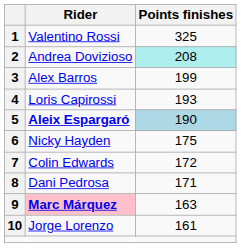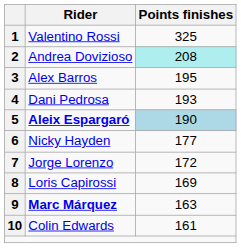(186, 78) 199 -> (186, 78) 195
(72, 99) Loris Capirossi -> (69, 99) Dani Pedrosa
(186, 141) 175 -> (186, 141) 177
(71, 162) Colin Edwards -> (71, 162) Jorge Lorenzo
(69, 183) Dani Pedrosa -> (72, 183) Loris Capirossi
(186, 183) 171 -> (186, 183) 169
(73, 204) pink background -> (73, 204) no background
(71, 225) Jorge Lorenzo -> (71, 225) Colin Edwards
